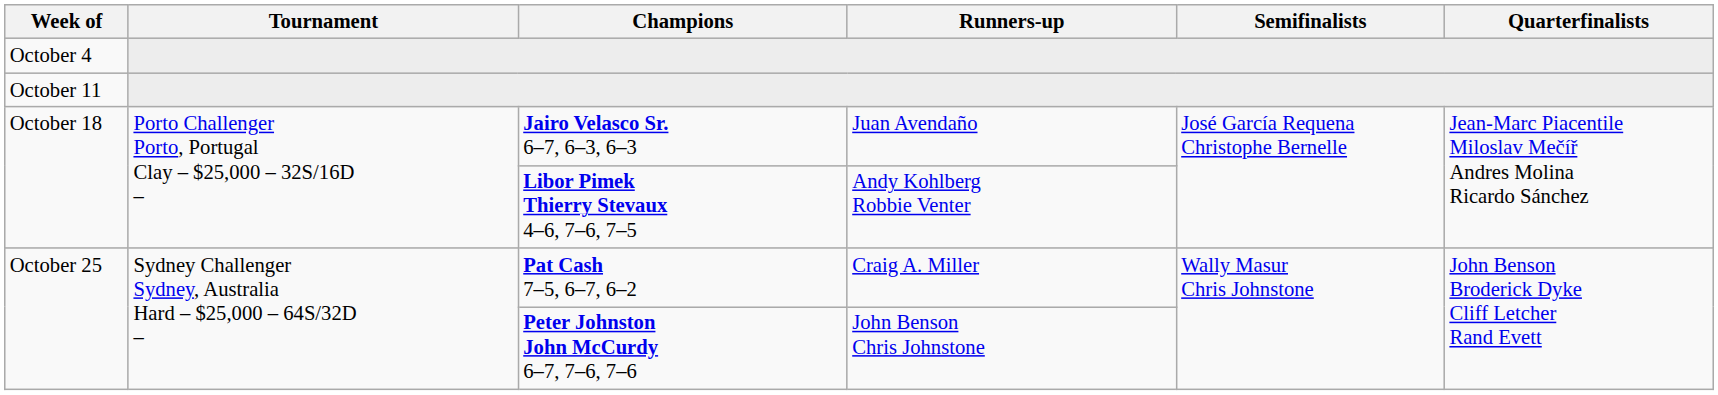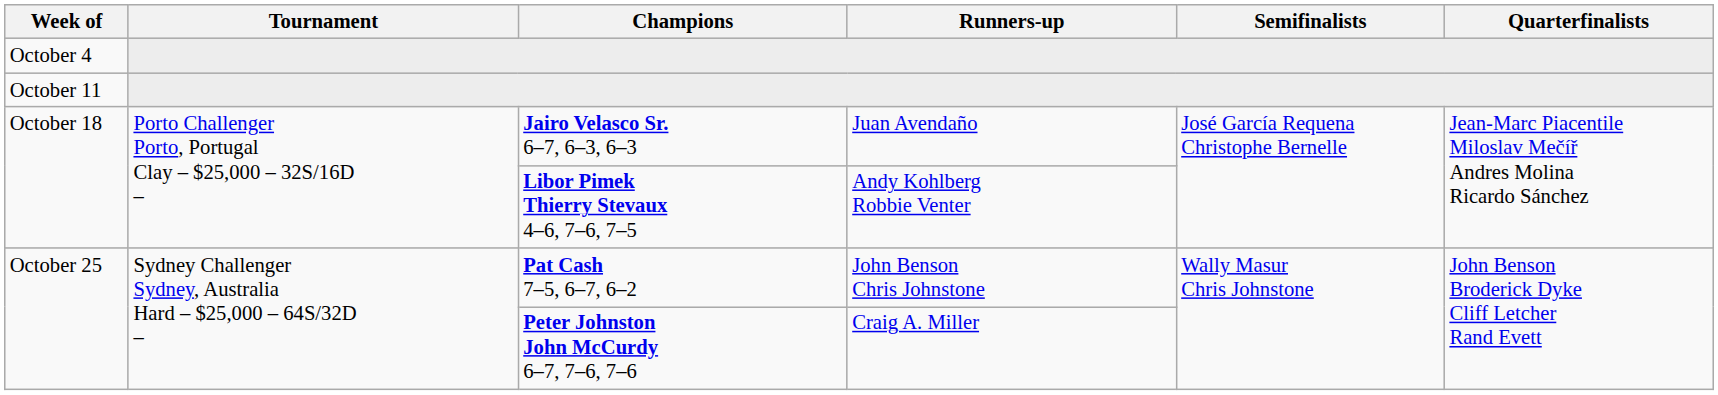(916, 264) Craig A. Miller -> (919, 276) John Benson Chris Johnstone
(919, 335) John Benson Chris Johnstone -> (916, 323) Craig A. Miller
